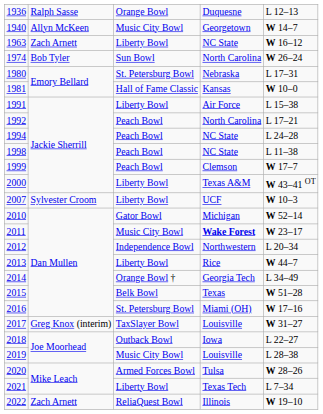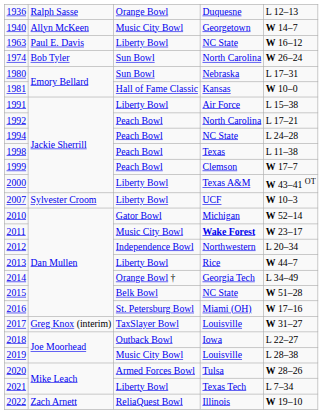(54, 43) Zach Arnett -> (57, 43) Paul E. Davis
(155, 74) St. Petersburg Bowl -> (135, 74) Sun Bowl
(220, 151) NC State -> (214, 151) Texas
(214, 293) Texas -> (220, 293) NC State
